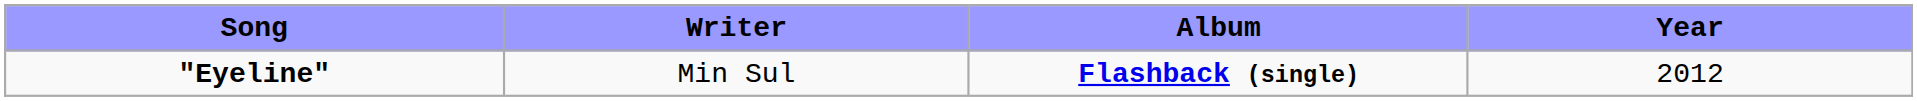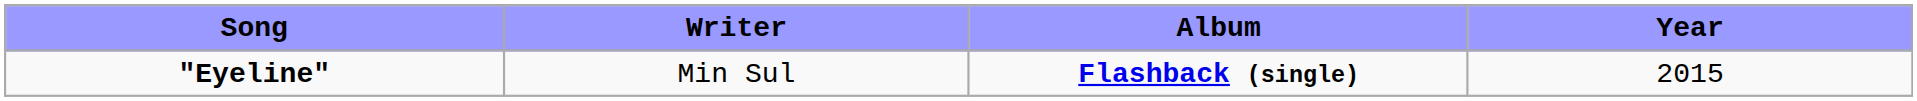(1690, 74) 2012 -> (1690, 74) 2015
